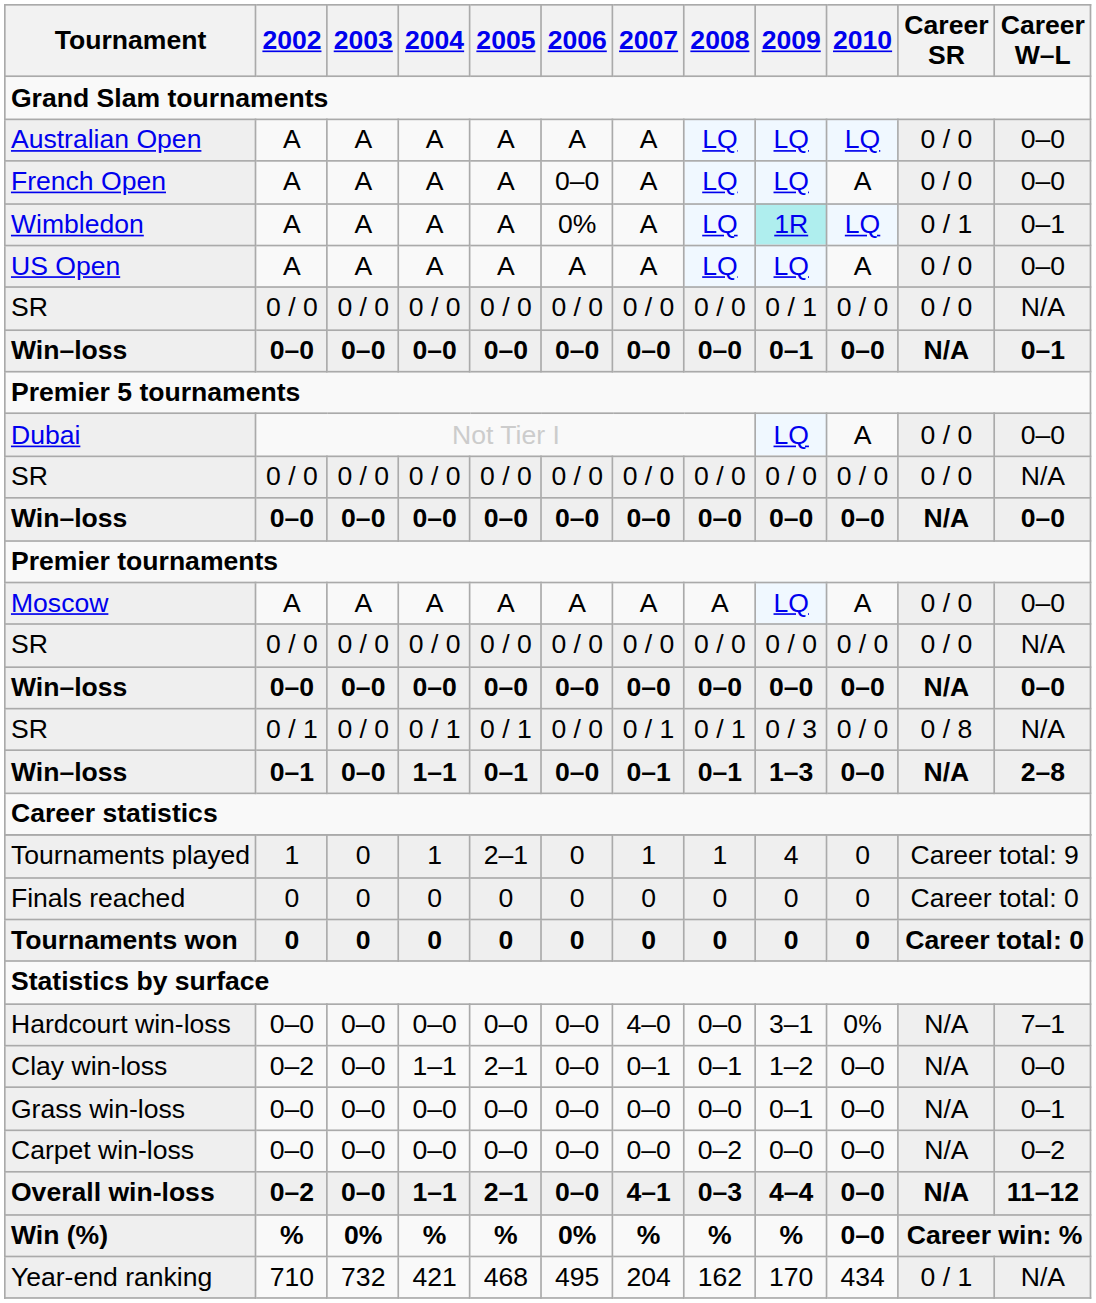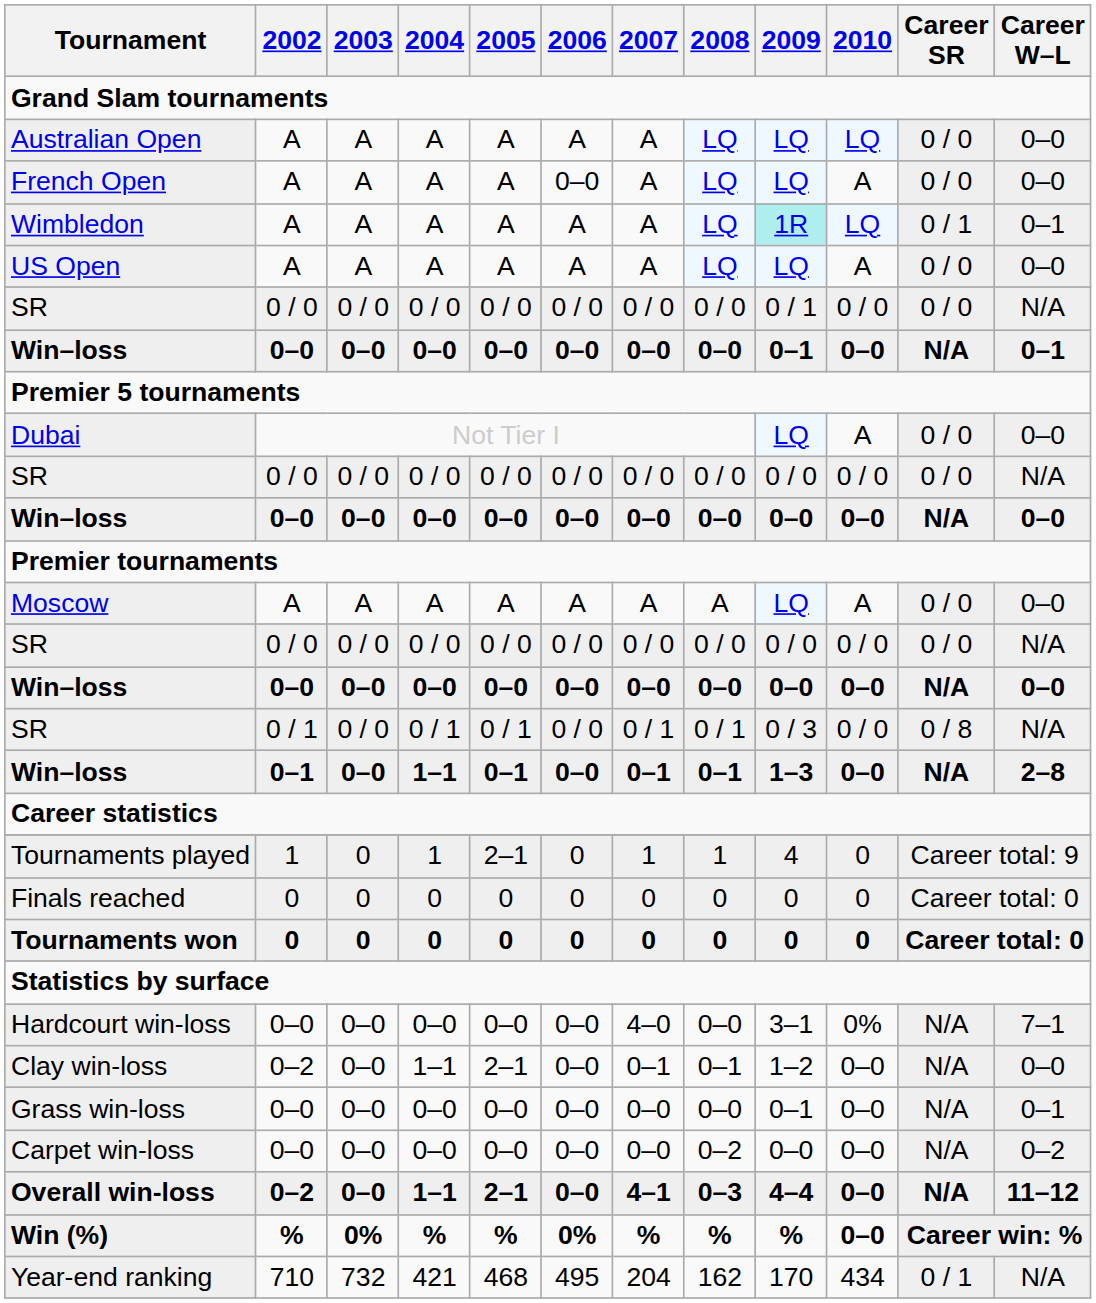(577, 223) 0% -> (577, 223) A
